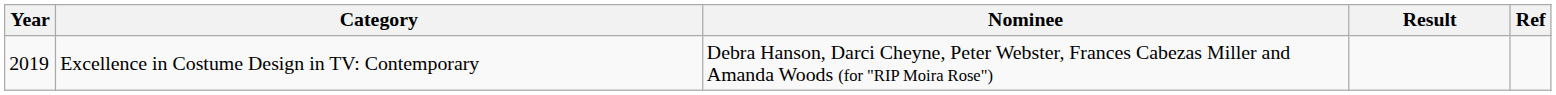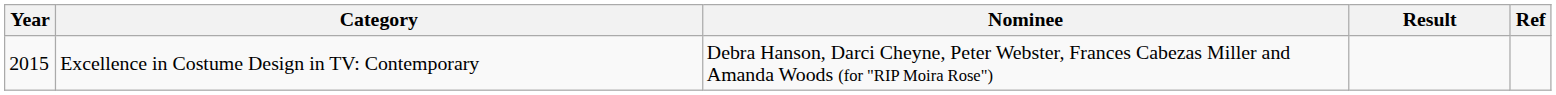(29, 62) 2019 -> (29, 62) 2015
